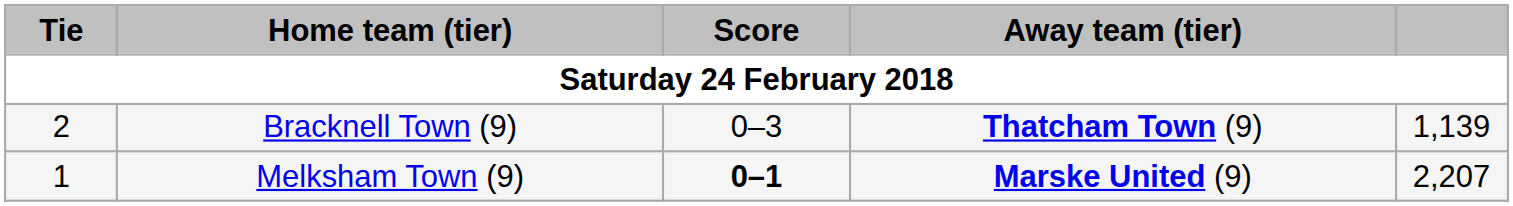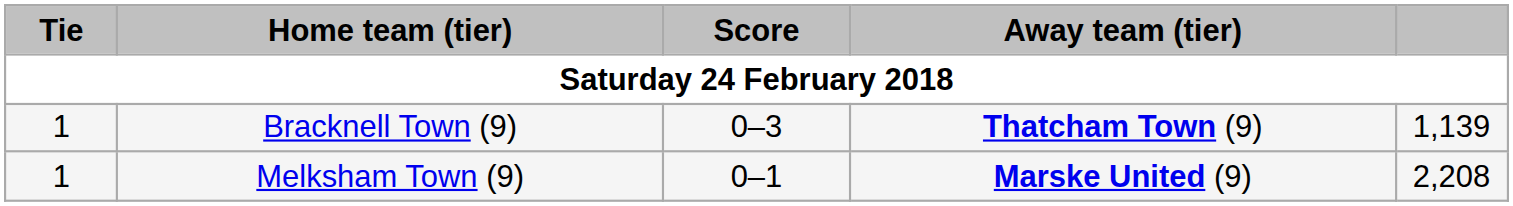(61, 128) 2 -> (61, 128) 1
(756, 177) bold -> (756, 177) normal
(1452, 177) 2,207 -> (1452, 177) 2,208
